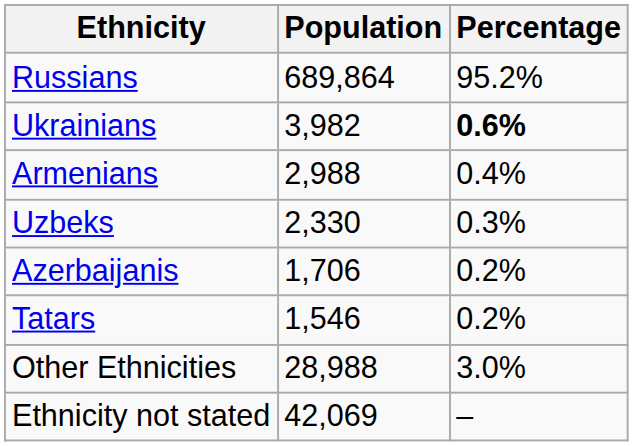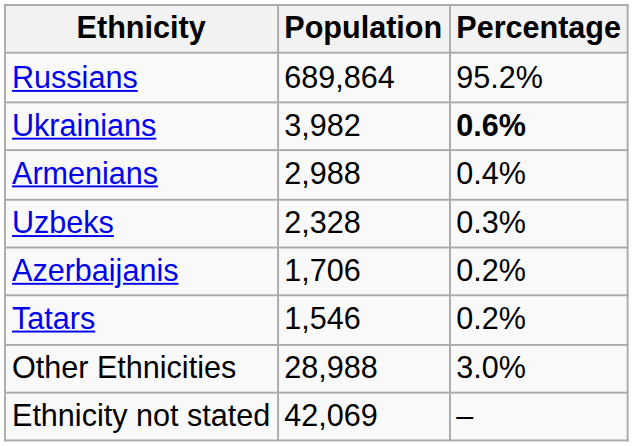(323, 222) 2,330 -> (323, 222) 2,328
